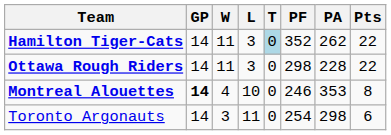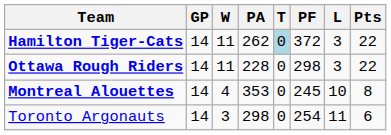columns swapped: (251, 17) <-> (333, 17)
(298, 42) 352 -> (307, 42) 372
(200, 92) bold -> (200, 92) normal
(298, 92) 246 -> (307, 92) 245
